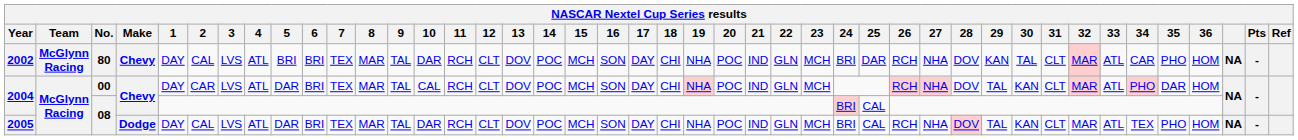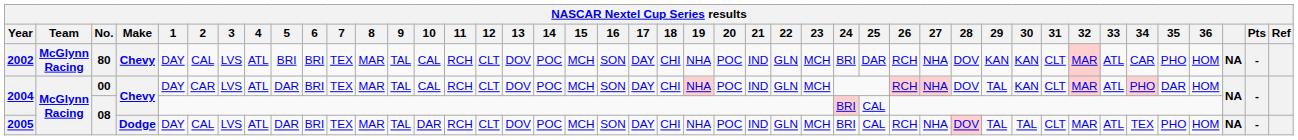(429, 60) DAR -> (429, 60) CAL
(1027, 60) TAL -> (1027, 60) KAN
(1027, 125) KAN -> (1027, 125) TAL
